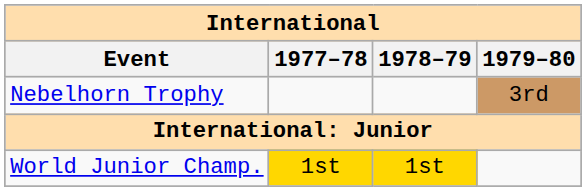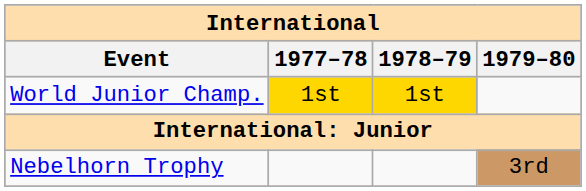rows swapped: (117, 95) <-> (137, 168)
